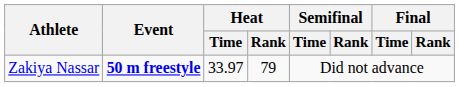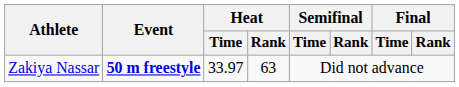(268, 68) 79 -> (268, 68) 63
